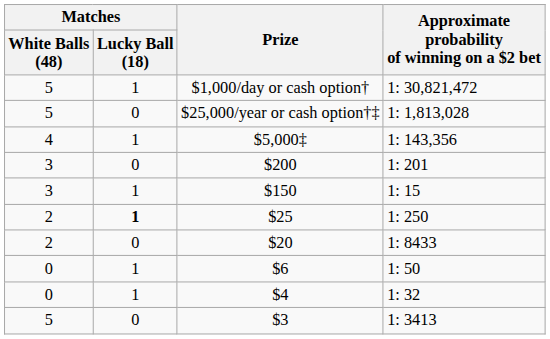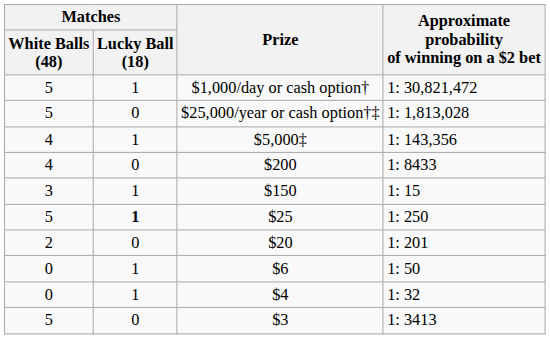(49, 165) 3 -> (49, 165) 4
(408, 165) 1: 201 -> (412, 165) 1: 8433
(49, 216) 2 -> (49, 216) 5
(412, 242) 1: 8433 -> (408, 242) 1: 201
